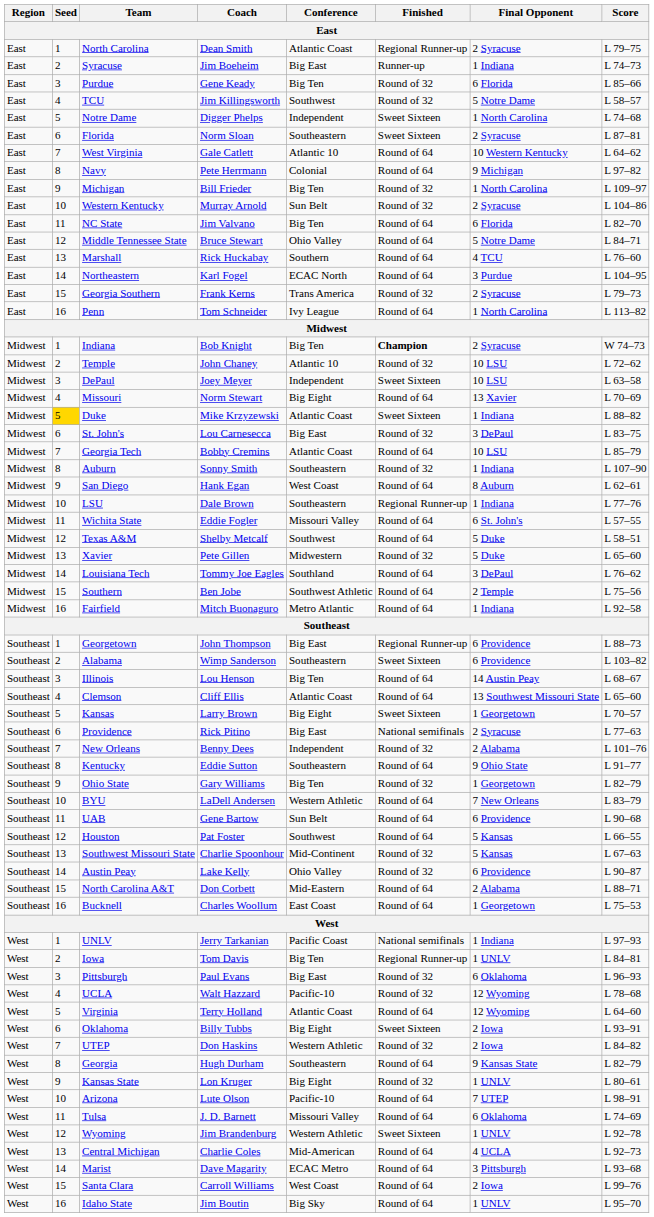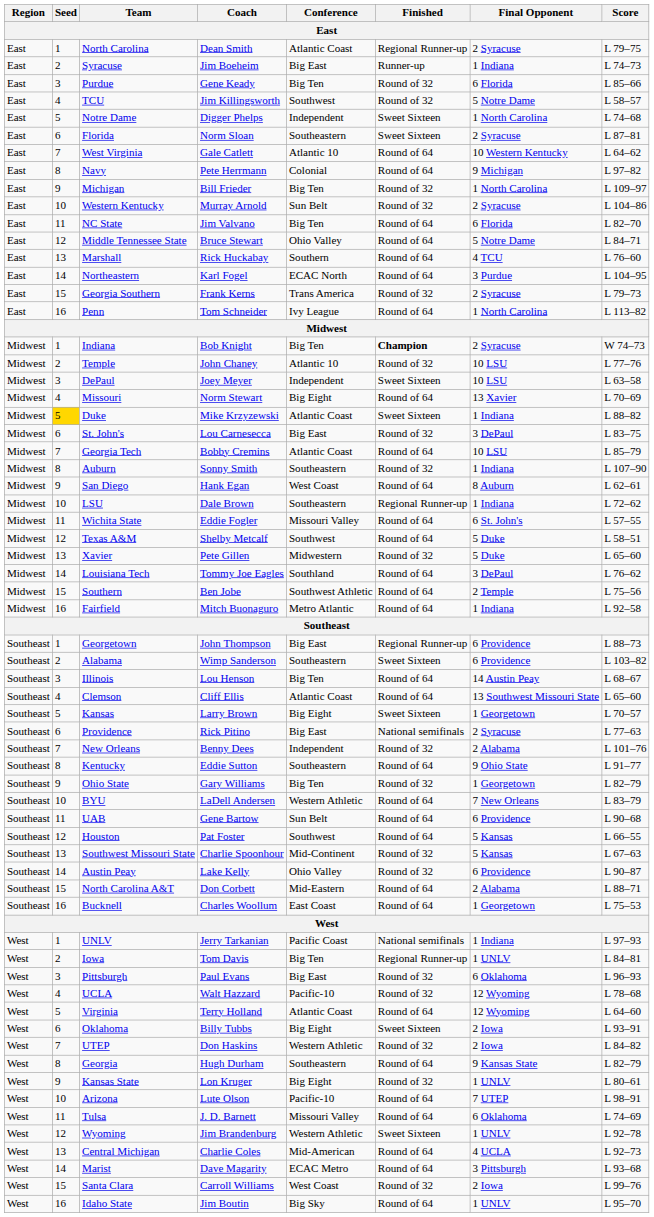(623, 363) L 72–62 -> (623, 363) L 77–76
(623, 503) L 77–76 -> (623, 503) L 72–62
(405, 1186) Round of 64 -> (405, 1186) Round of 32
